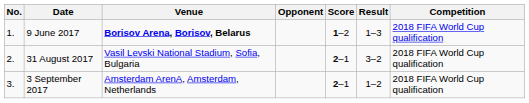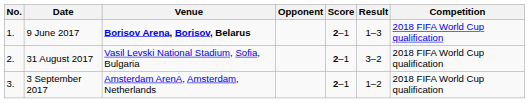(341, 32) 1–2 -> (341, 32) 2–1
